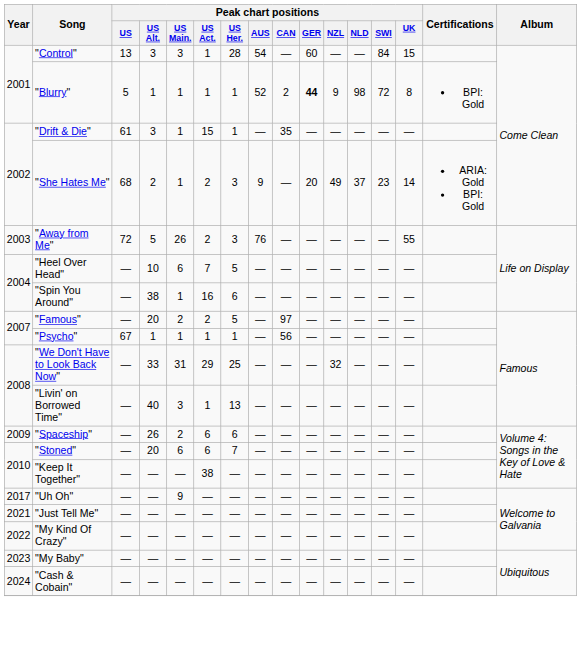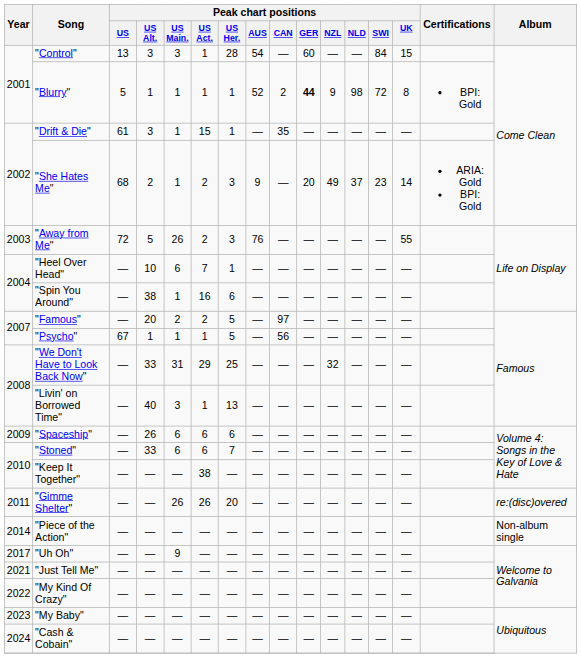(235, 268) 5 -> (232, 268) 1
(235, 336) 1 -> (232, 336) 5
(180, 434) 2 -> (177, 434) 6
(153, 451) 20 -> (150, 451) 33
+ row: (54, 502)
+ row: (65, 531)
